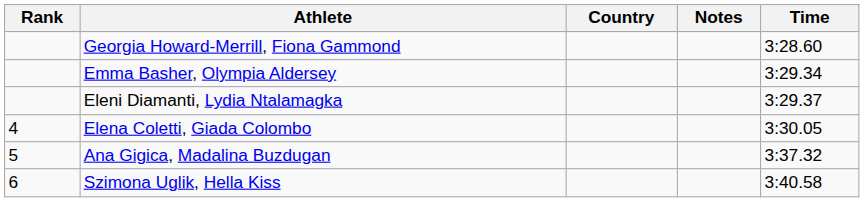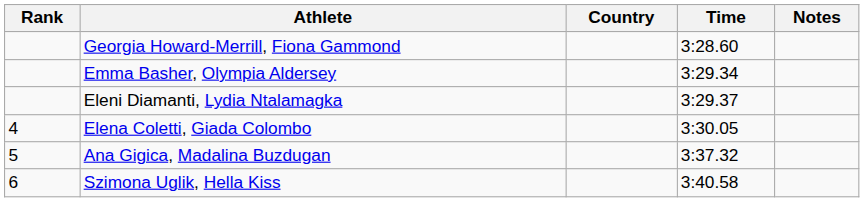columns swapped: (810, 18) <-> (719, 18)
